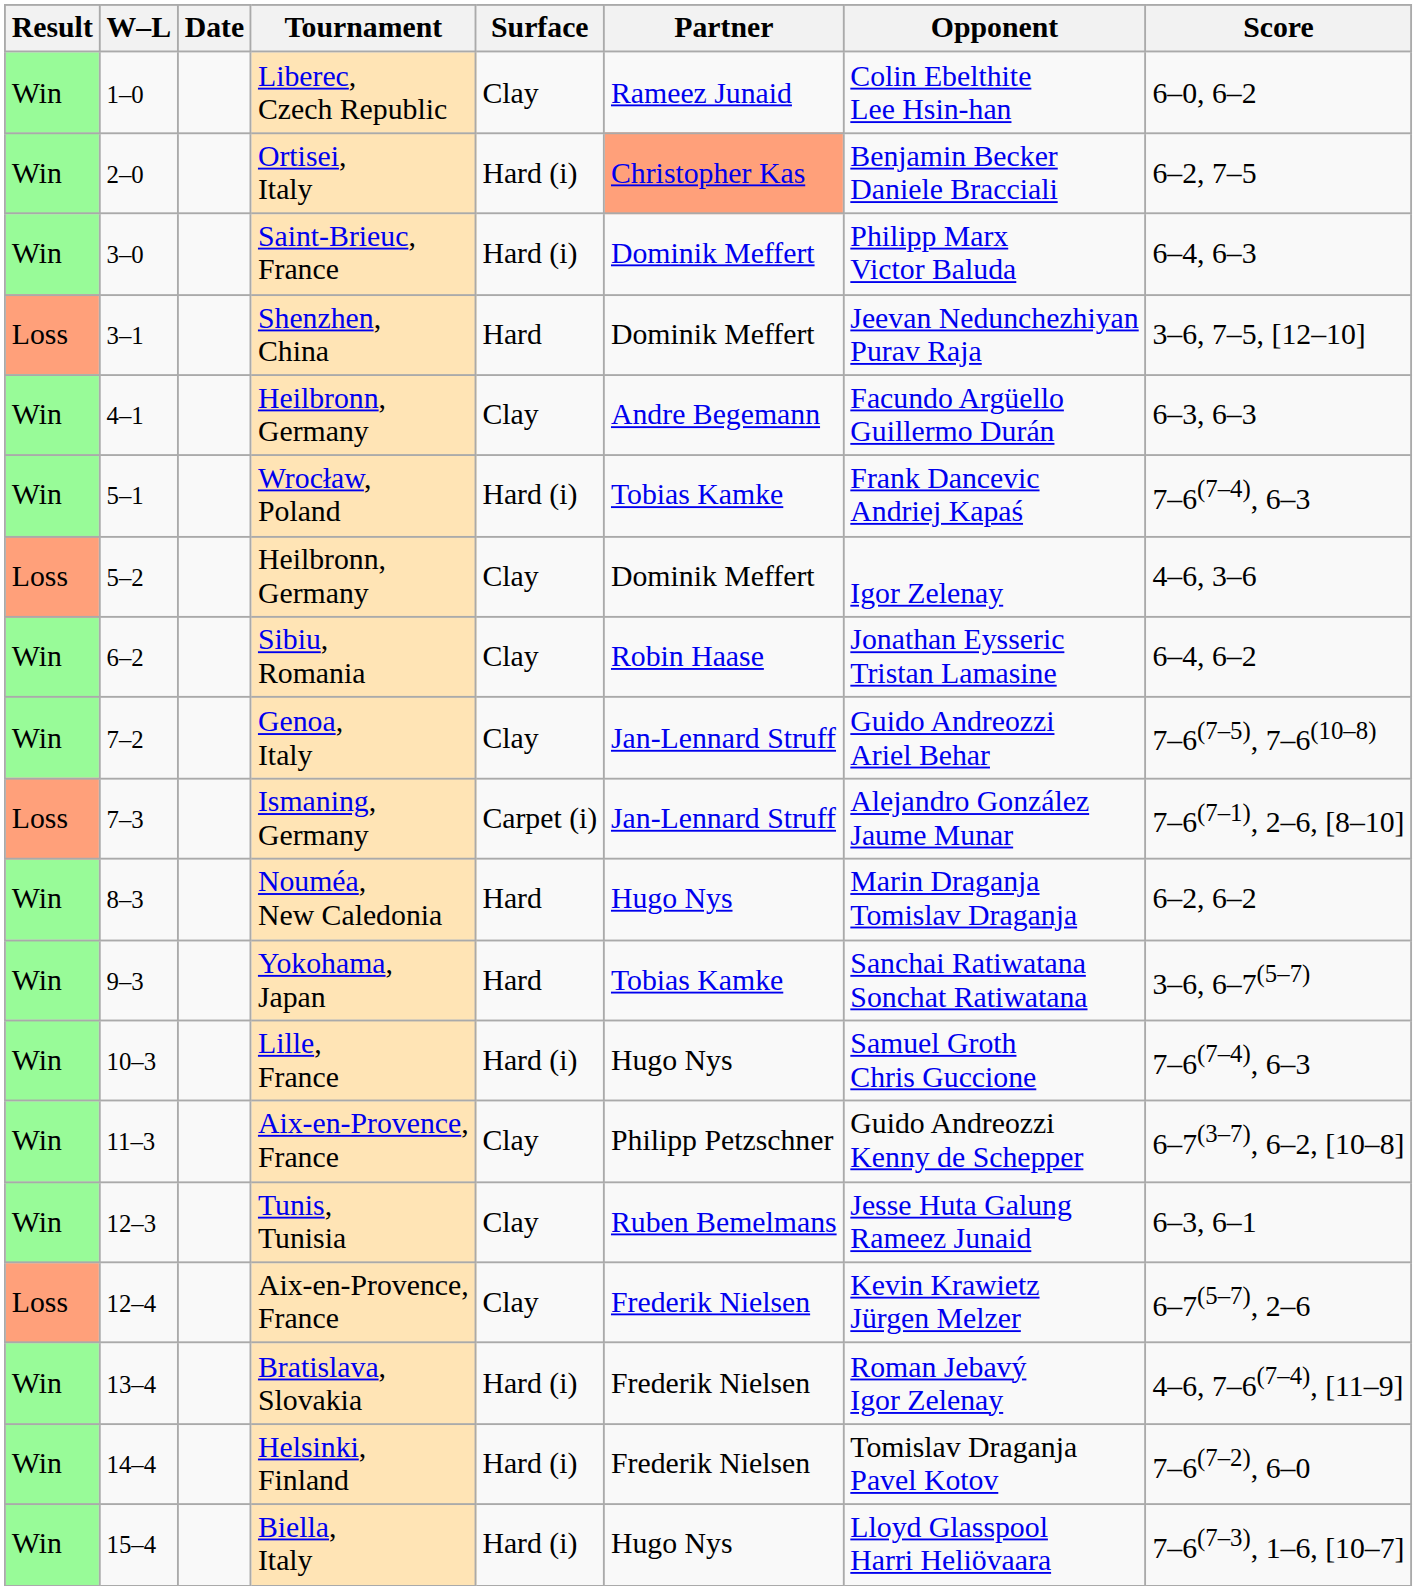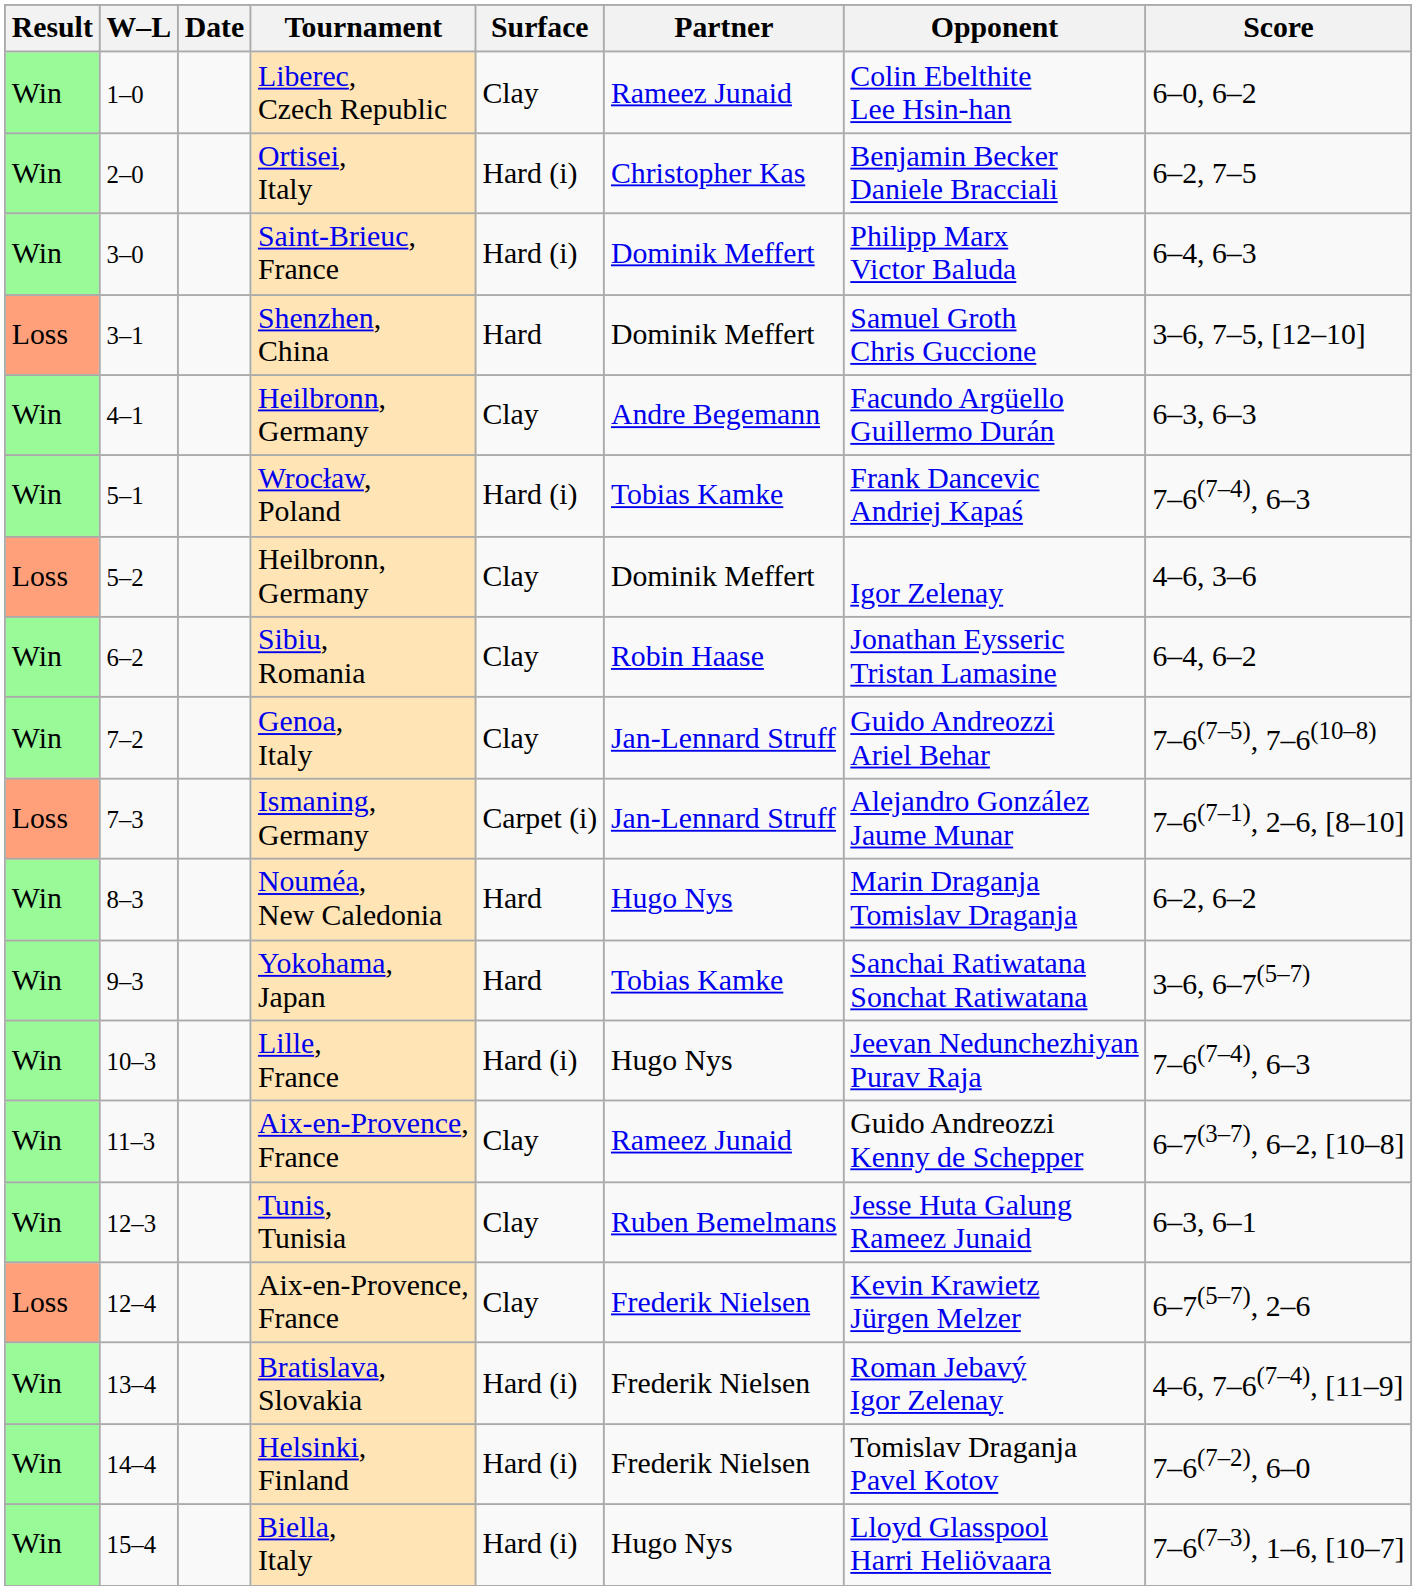(708, 172) lightsalmon background -> (708, 172) no background
(995, 334) Jeevan Nedunchezhiyan Purav Raja -> (943, 334) Samuel Groth Chris Guccione
(943, 1060) Samuel Groth Chris Guccione -> (995, 1060) Jeevan Nedunchezhiyan Purav Raja
(722, 1140) Philipp Petzschner -> (701, 1140) Rameez Junaid
